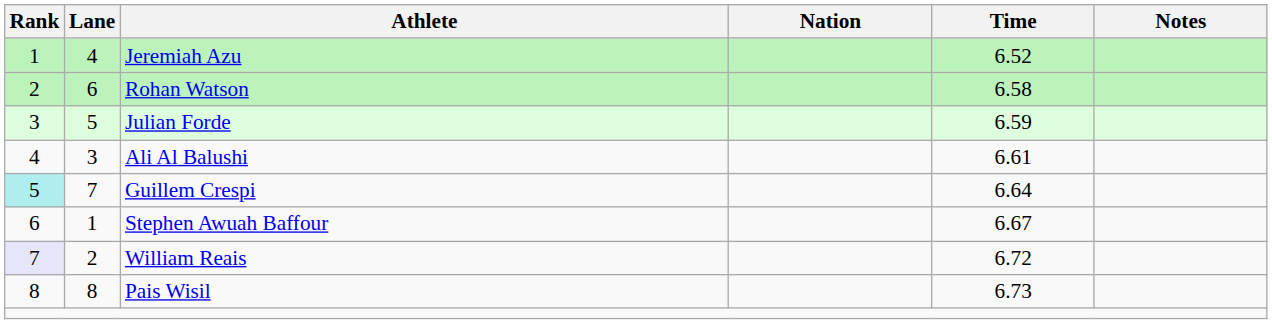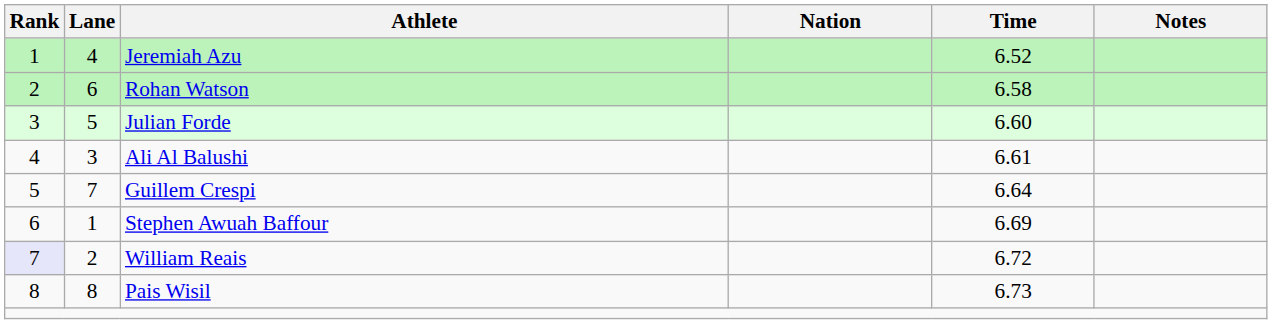(1013, 122) 6.59 -> (1013, 122) 6.60
(34, 190) paleturquoise background -> (34, 190) no background
(1013, 223) 6.67 -> (1013, 223) 6.69
